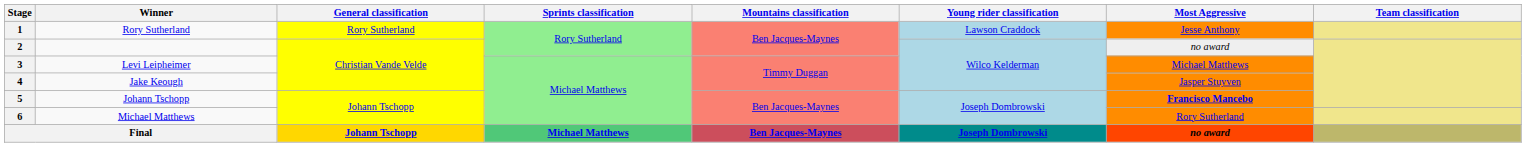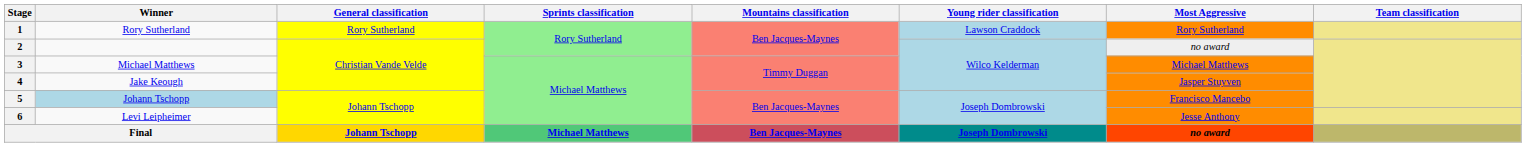(1210, 30) Jesse Anthony -> (1210, 30) Rory Sutherland
(156, 64) Levi Leipheimer -> (156, 64) Michael Matthews
(156, 99) no background -> (156, 99) lightblue background
(1210, 99) bold -> (1210, 99) normal
(156, 116) Michael Matthews -> (156, 116) Levi Leipheimer
(1210, 116) Rory Sutherland -> (1210, 116) Jesse Anthony
